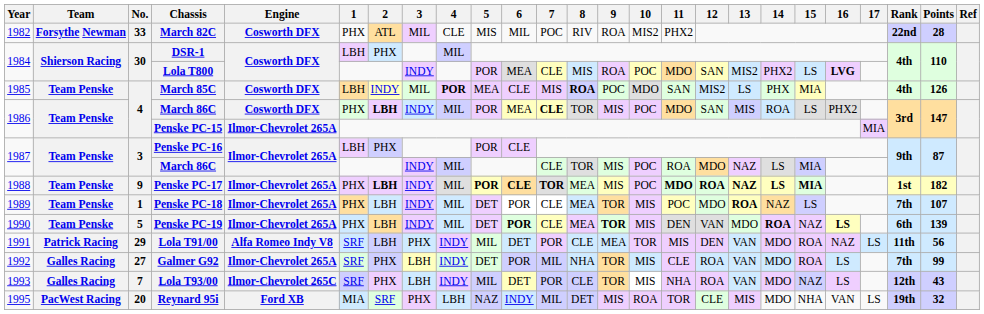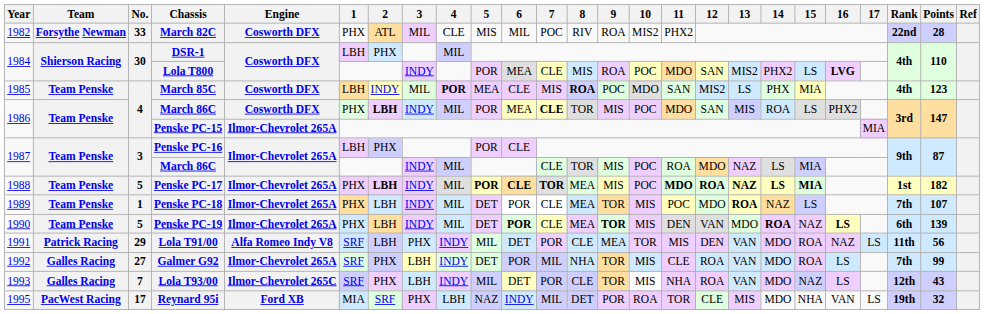(939, 89) 126 -> (939, 89) 123
(140, 185) 9 -> (140, 185) 5
(140, 299) 20 -> (140, 299) 17
(613, 299) MIS -> (613, 299) POR
